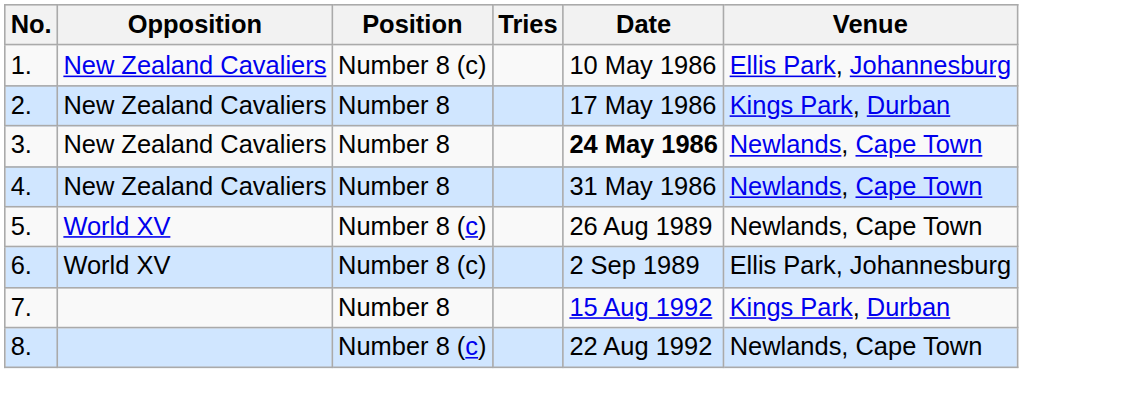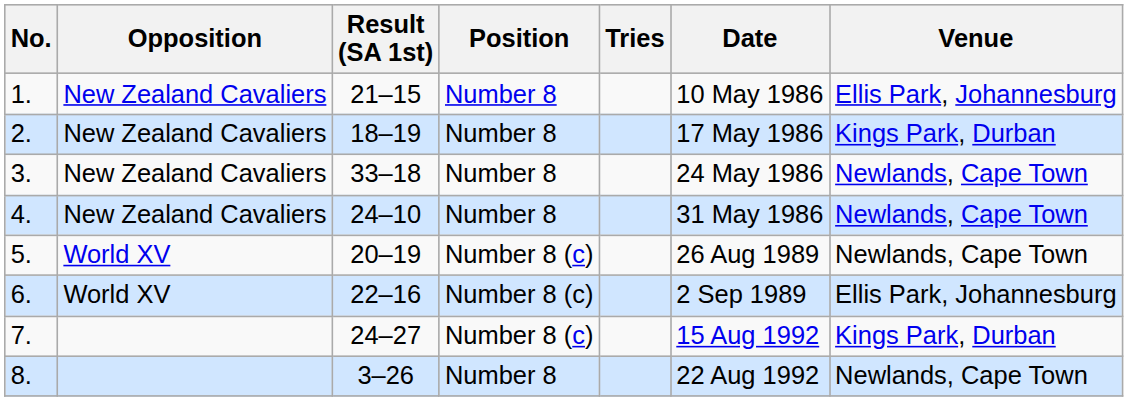+ column: (386, 38)
(412, 65) Number 8 (c) -> (501, 93) Number 8
(644, 145) bold -> (750, 174) normal
(394, 307) Number 8 -> (519, 335) Number 8 (c)
(412, 347) Number 8 (c) -> (501, 376) Number 8
